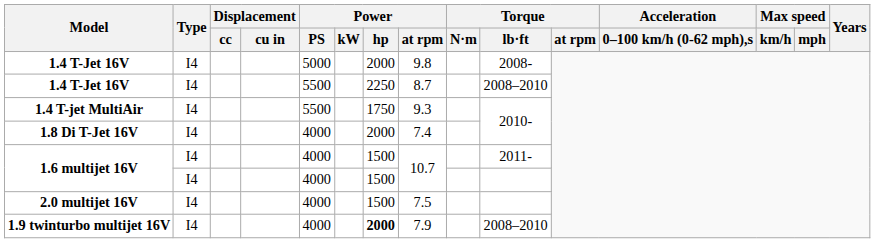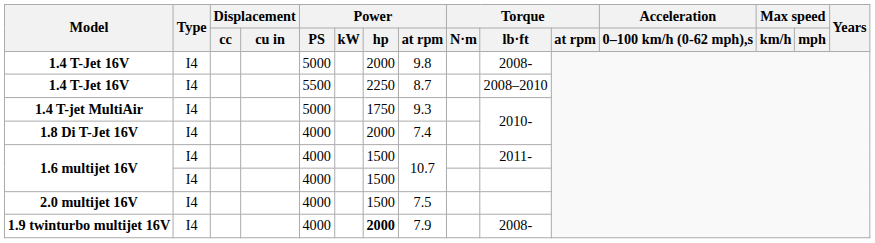(317, 109) 5500 -> (317, 109) 5000
(516, 225) 2008–2010 -> (516, 225) 2008-
